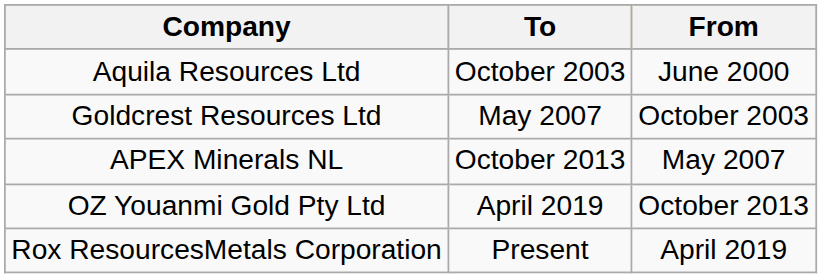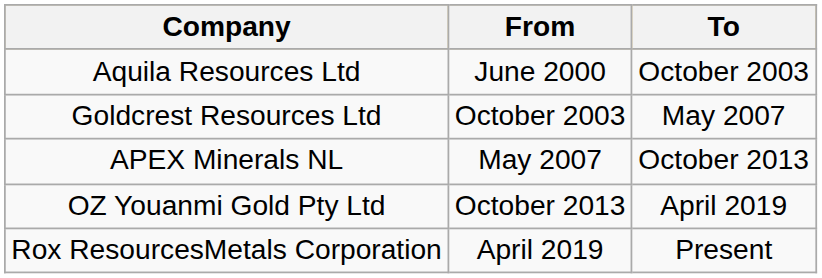columns swapped: (724, 26) <-> (540, 26)
